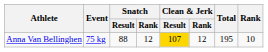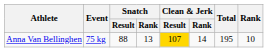(148, 40) 12 -> (148, 40) 13
(202, 40) 12 -> (202, 40) 14
